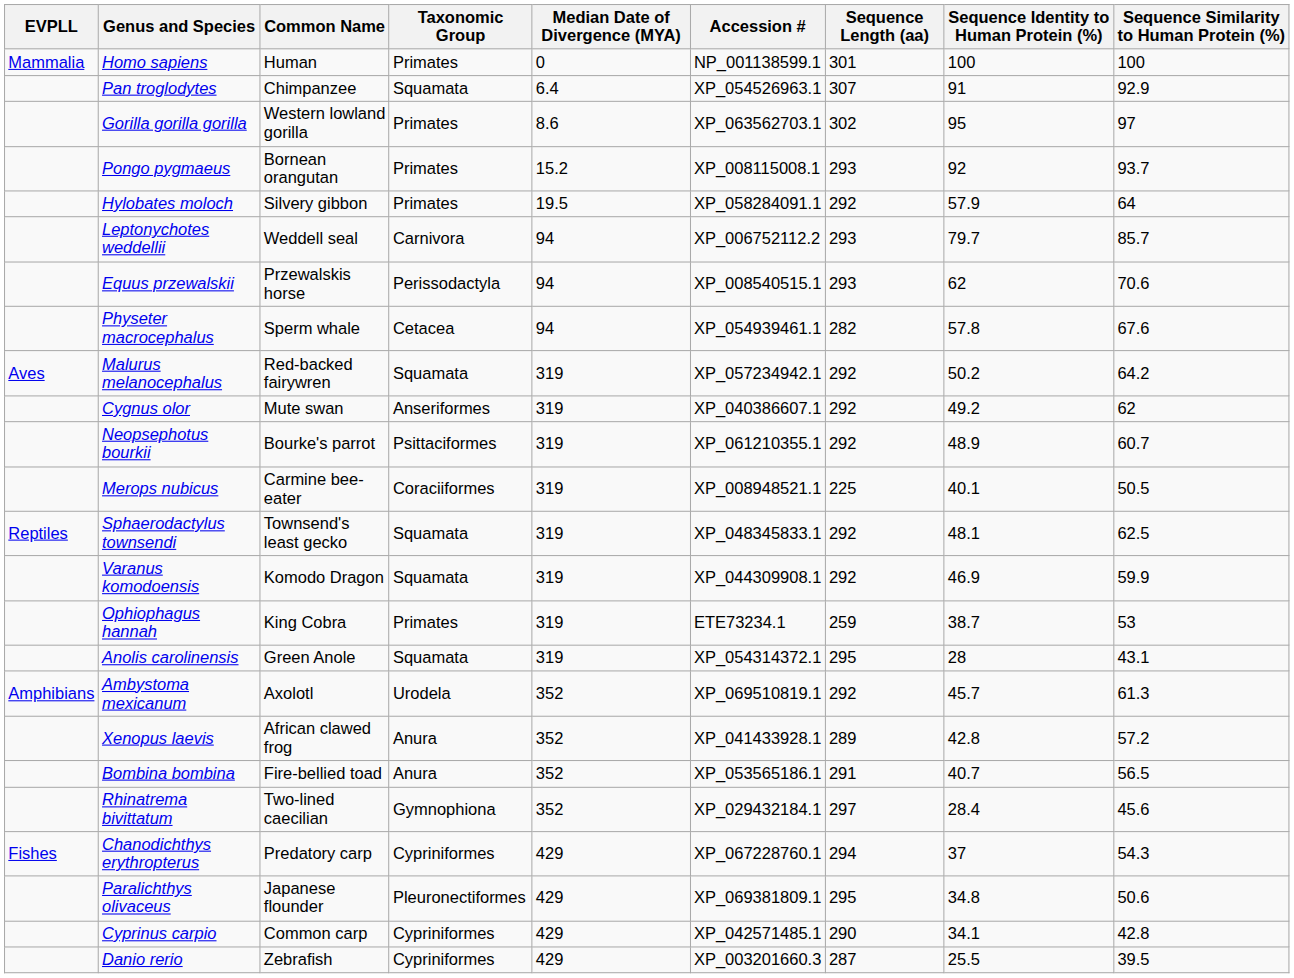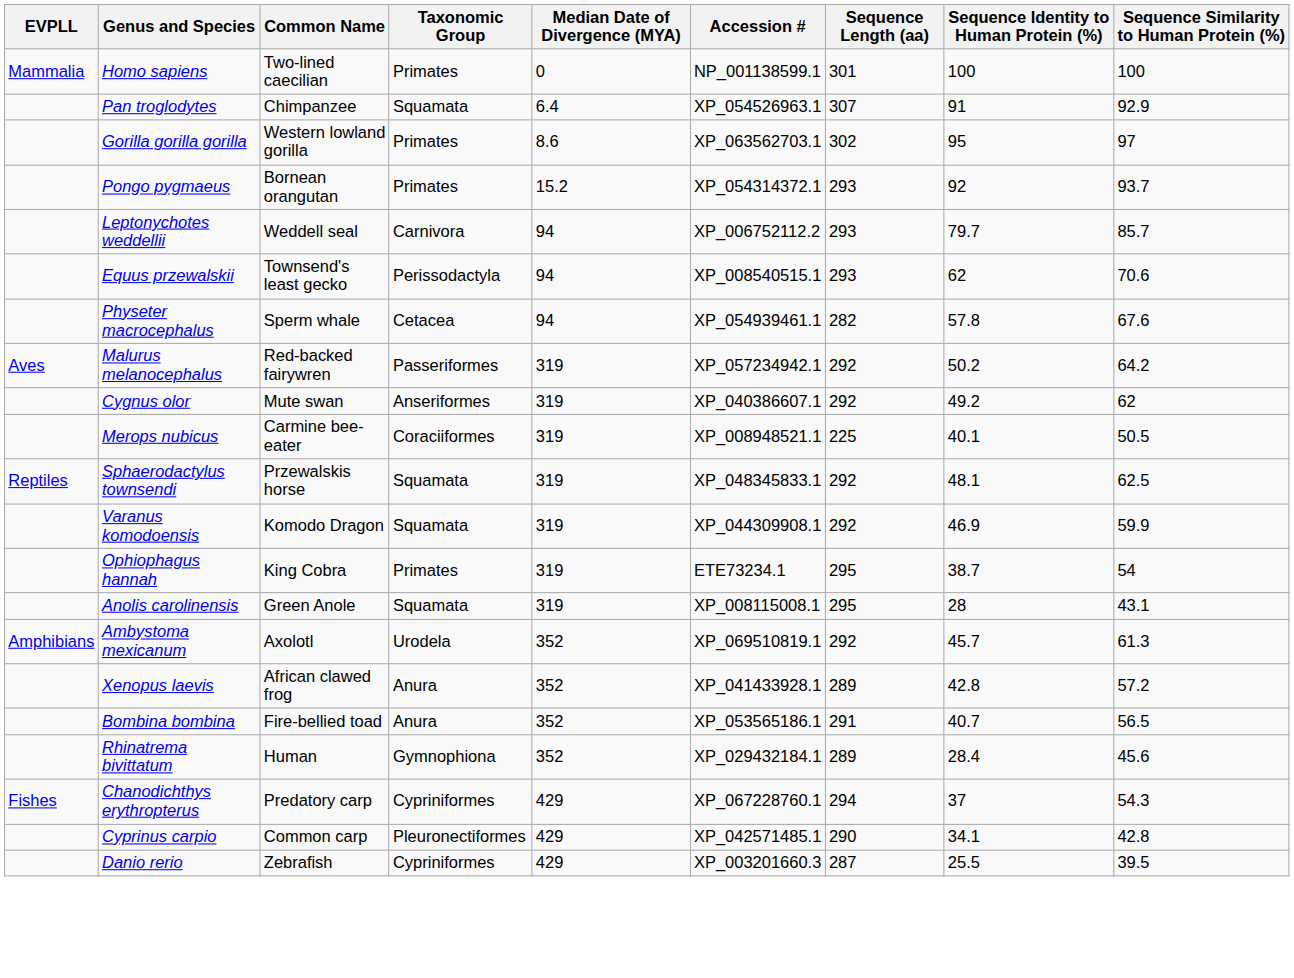(290, 62) Human -> (299, 71) Two-lined caecilian
(757, 168) XP_008115008.1 -> (758, 187) XP_054314372.1
- row: (168, 203)
(307, 283) Przewalskis horse -> (307, 276) Townsend's least gecko
(431, 373) Squamata -> (446, 365) Passeriformes
- row: (155, 444)
(307, 533) Townsend's least gecko -> (307, 481) Przewalskis horse
(843, 622) 259 -> (843, 570) 295
(1127, 622) 53 -> (1127, 570) 54
(758, 658) XP_054314372.1 -> (757, 605) XP_008115008.1
(299, 809) Two-lined caecilian -> (290, 756) Human
(843, 809) 297 -> (843, 756) 289
- row: (147, 898)
(444, 933) Cypriniformes -> (459, 836) Pleuronectiformes
